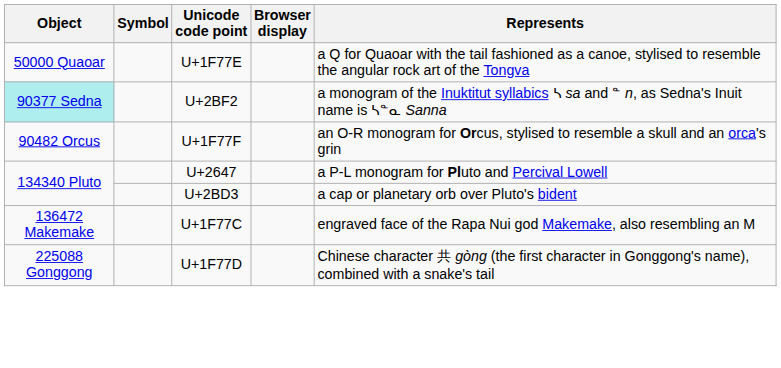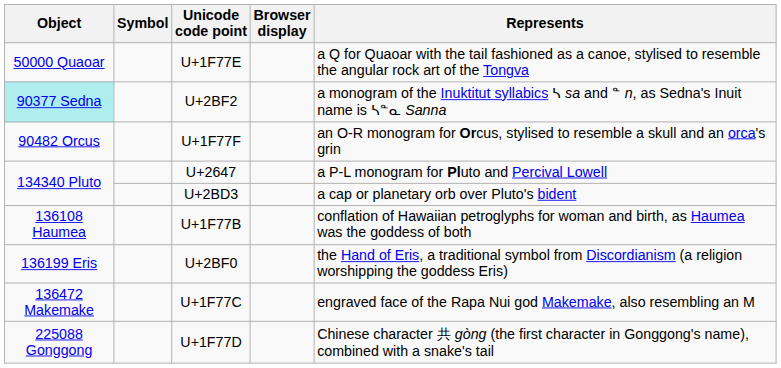+ row: (211, 225)
+ row: (211, 263)
